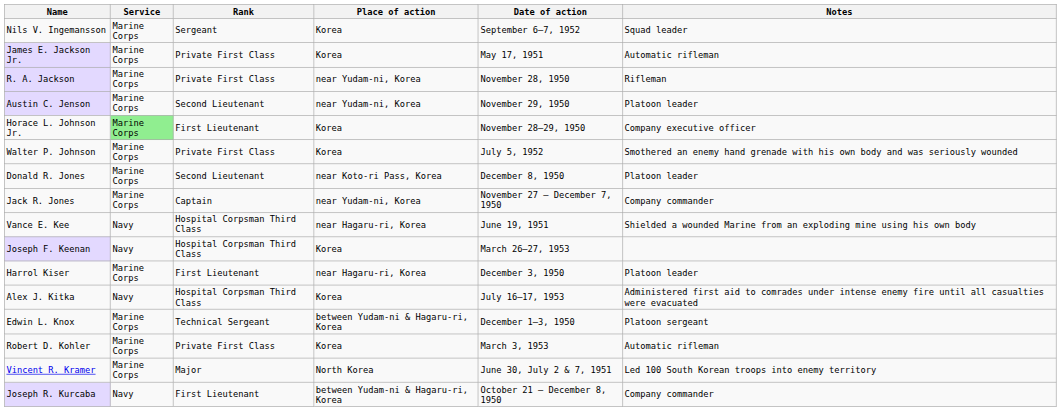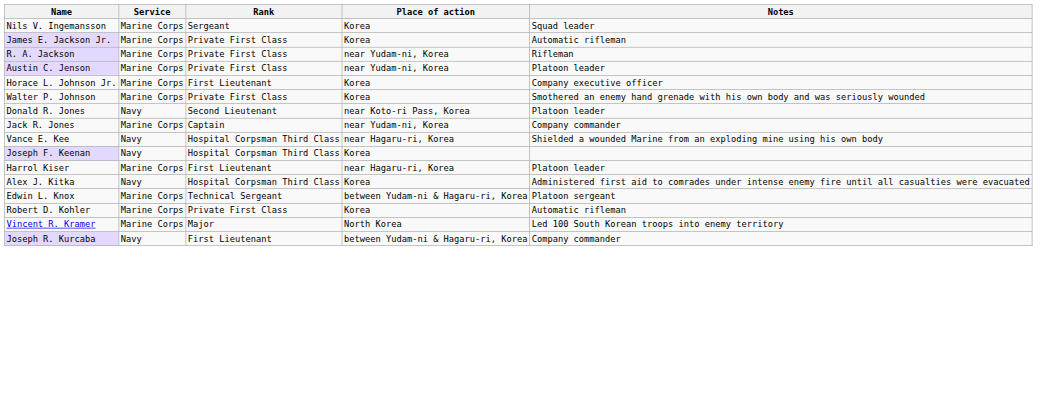- column: (550, 11)
(220, 103) Second Lieutenant -> (238, 68) Private First Class
(128, 128) lightgreen background -> (152, 82) no background
(128, 176) Marine Corps -> (131, 111) Navy
